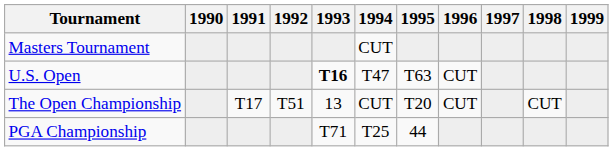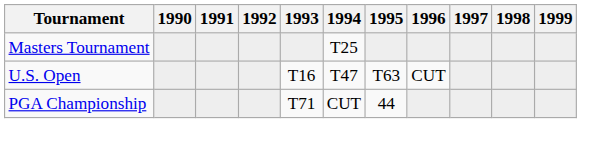(375, 47) CUT -> (344, 47) T25
(333, 75) bold -> (302, 75) normal
- row: (95, 103)
(375, 132) T25 -> (344, 103) CUT
